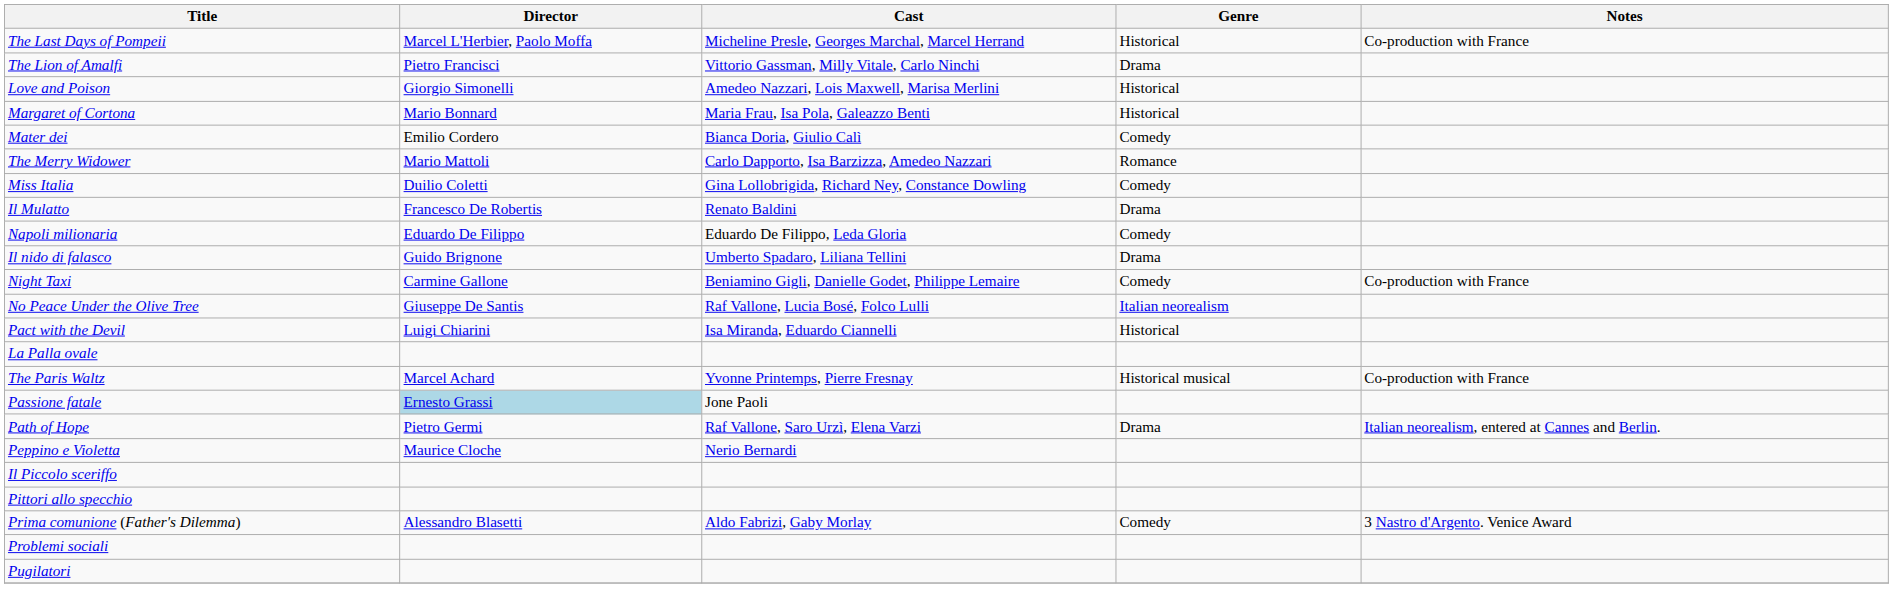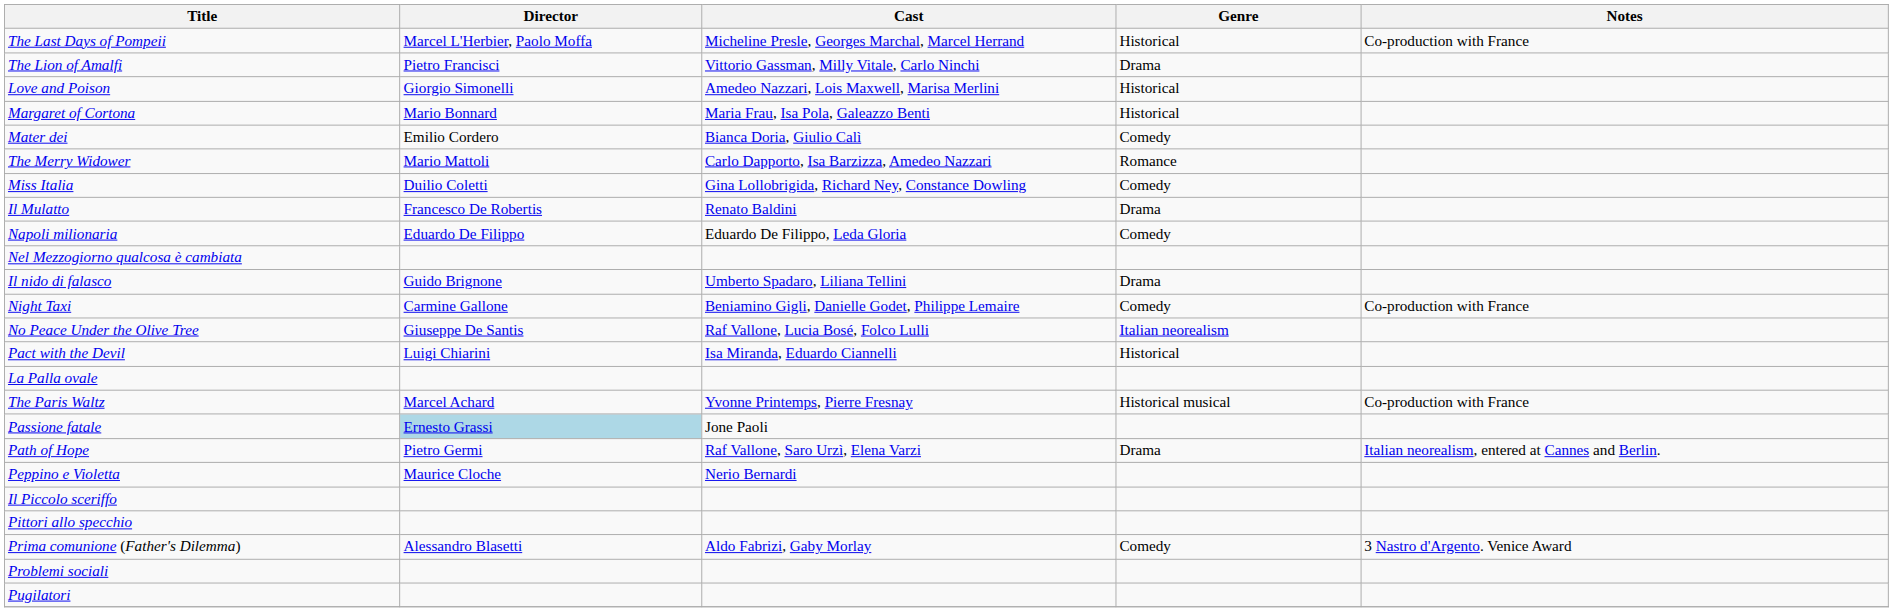+ row: (125, 257)
